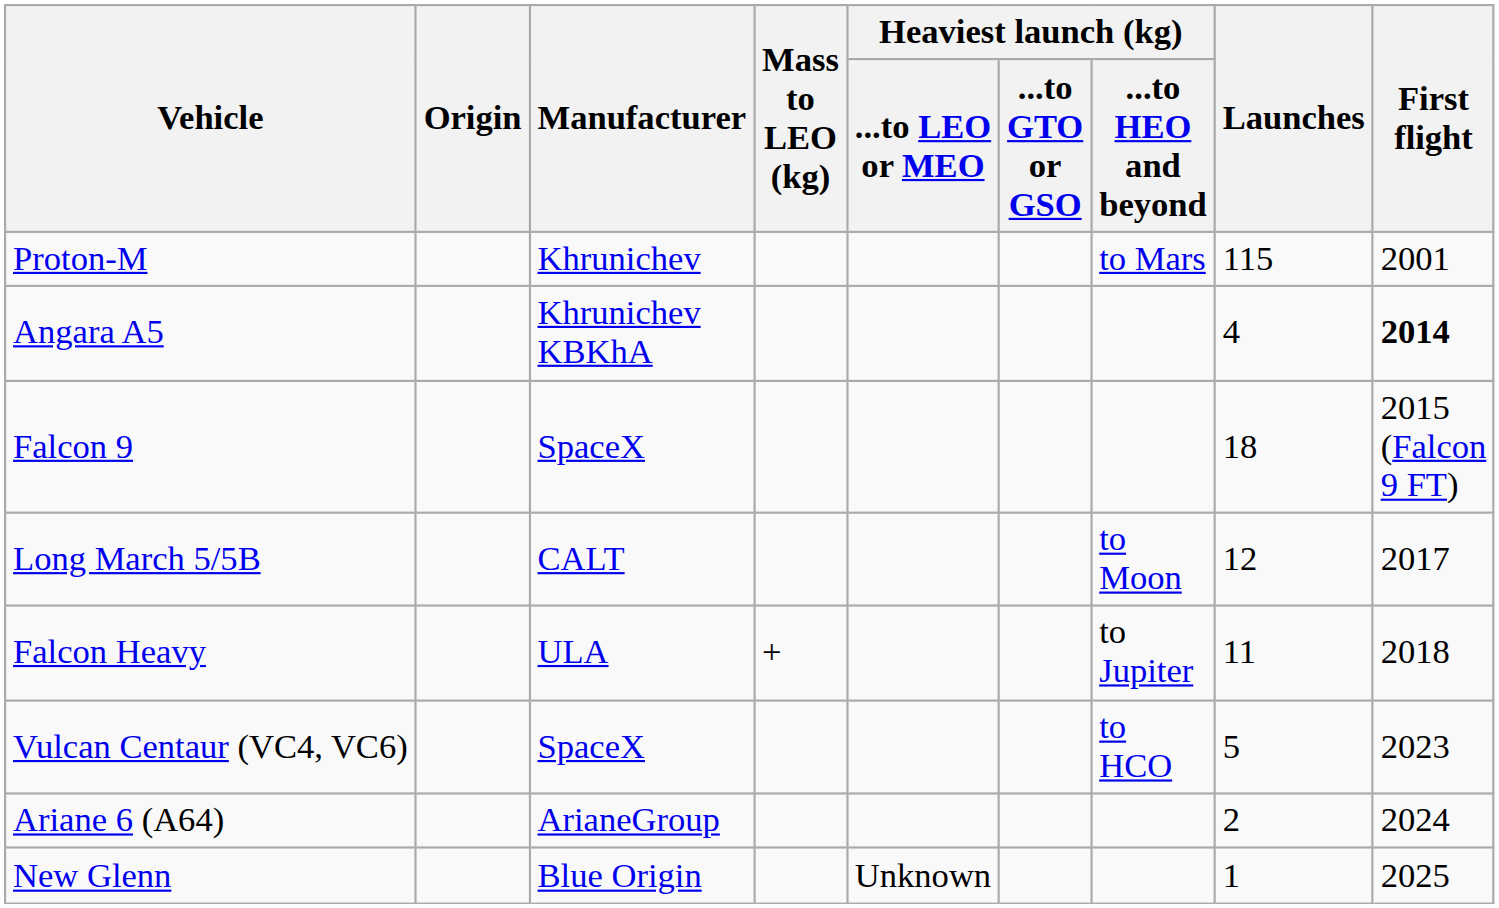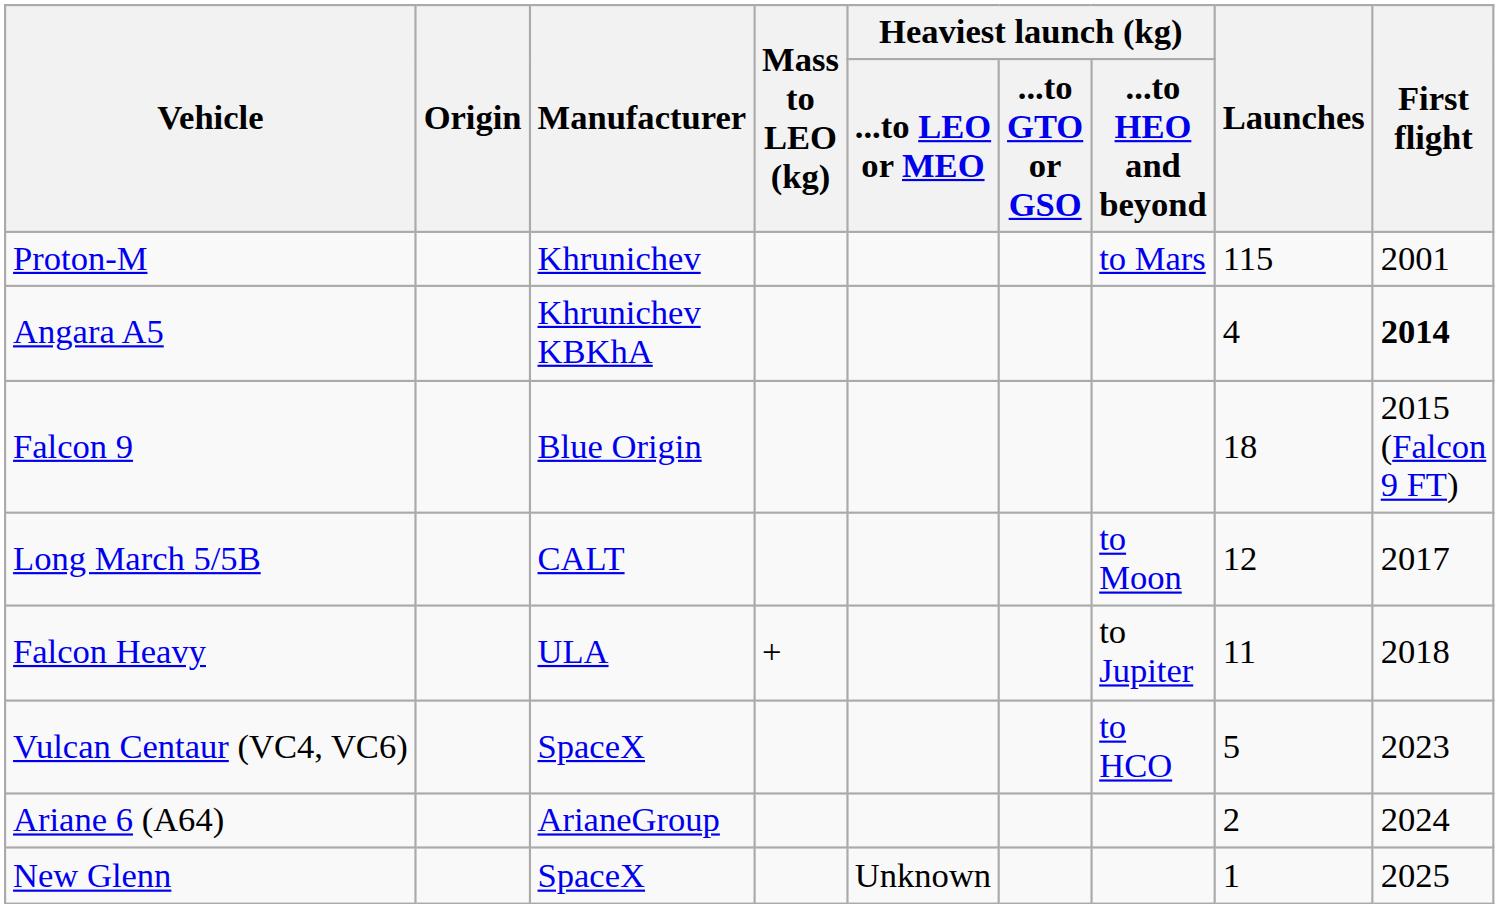(591, 445) SpaceX -> (620, 445) Blue Origin
(620, 875) Blue Origin -> (591, 875) SpaceX
